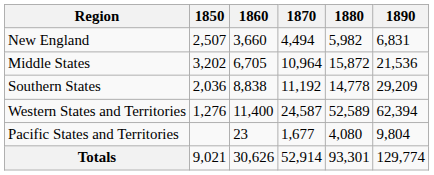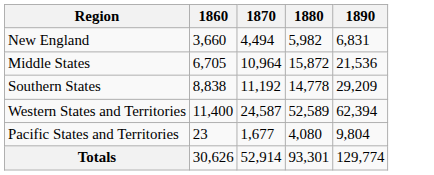- column: (210, 16)
